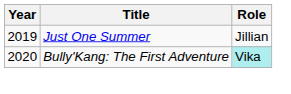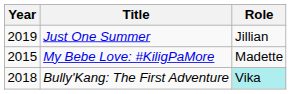+ row: (129, 57)
(22, 57) 2020 -> (22, 78) 2018
